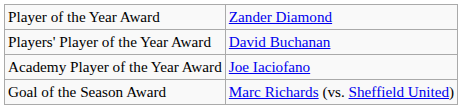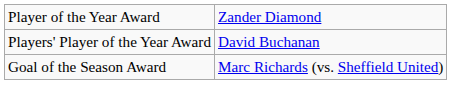- row: (115, 67)
